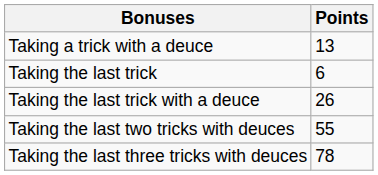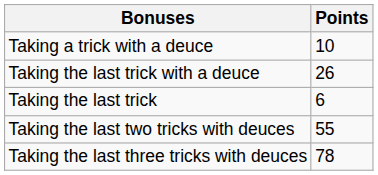(325, 45) 13 -> (325, 45) 10
rows swapped: (83, 73) <-> (134, 101)
